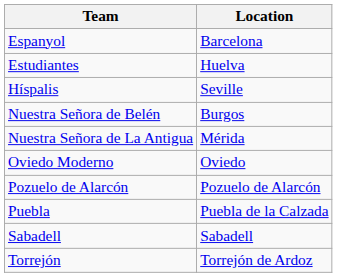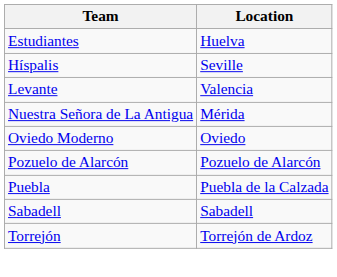- row: (37, 41)
+ row: (33, 89)
- row: (84, 114)
